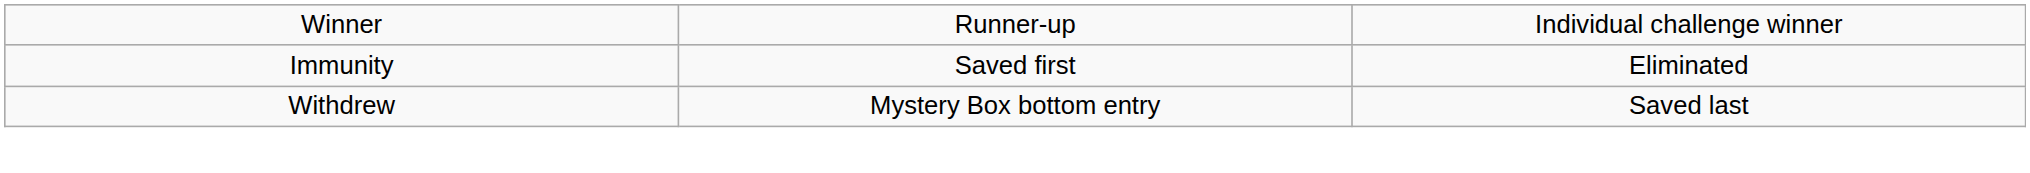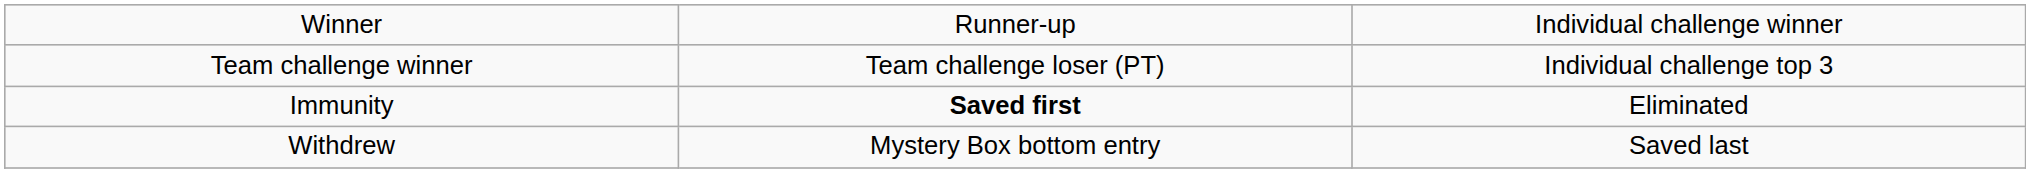+ row: (342, 65)
(1015, 65) normal -> (1015, 106) bold
